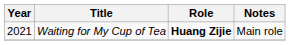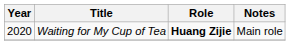(19, 31) 2021 -> (19, 31) 2020
